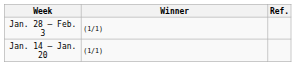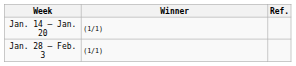rows swapped: (43, 50) <-> (43, 28)
